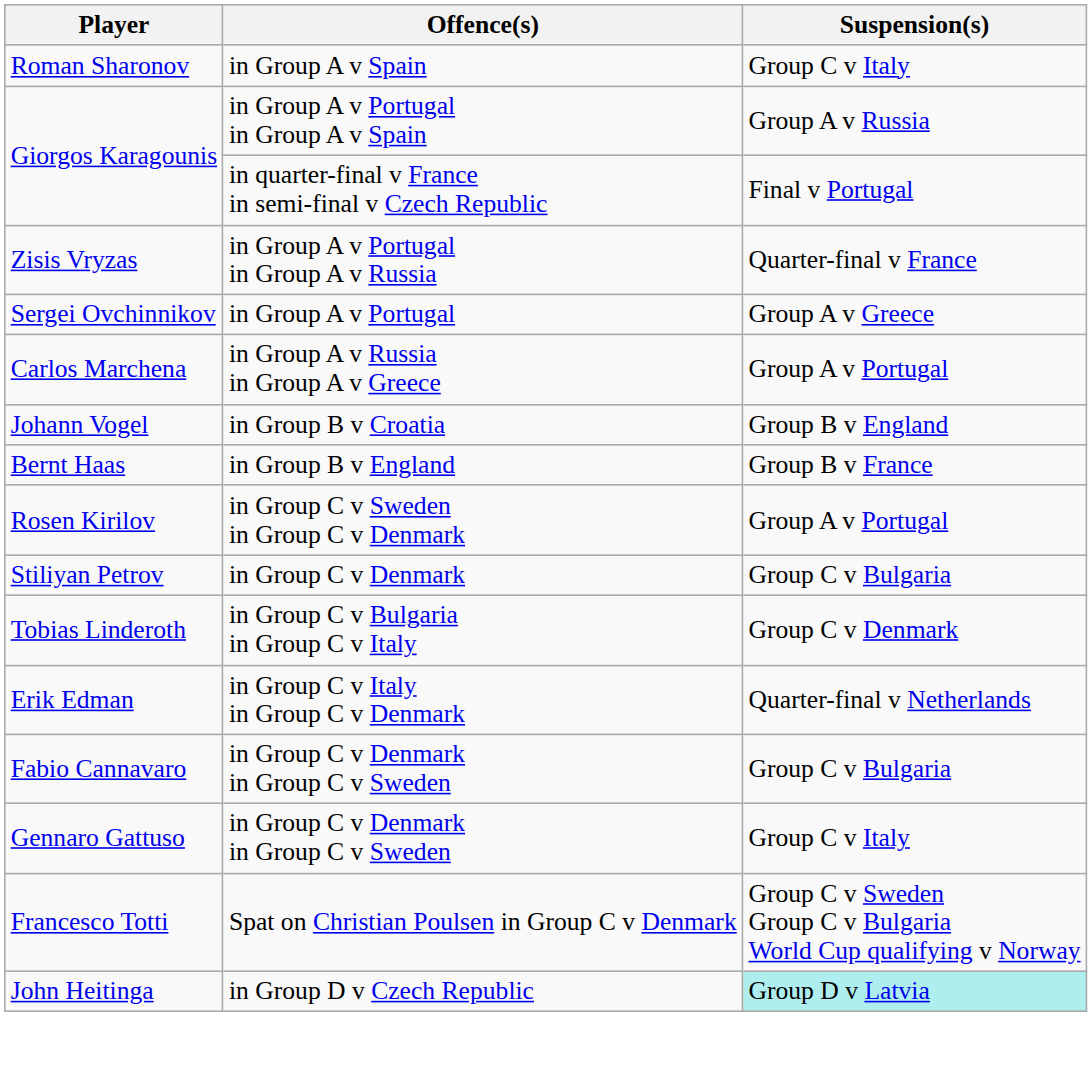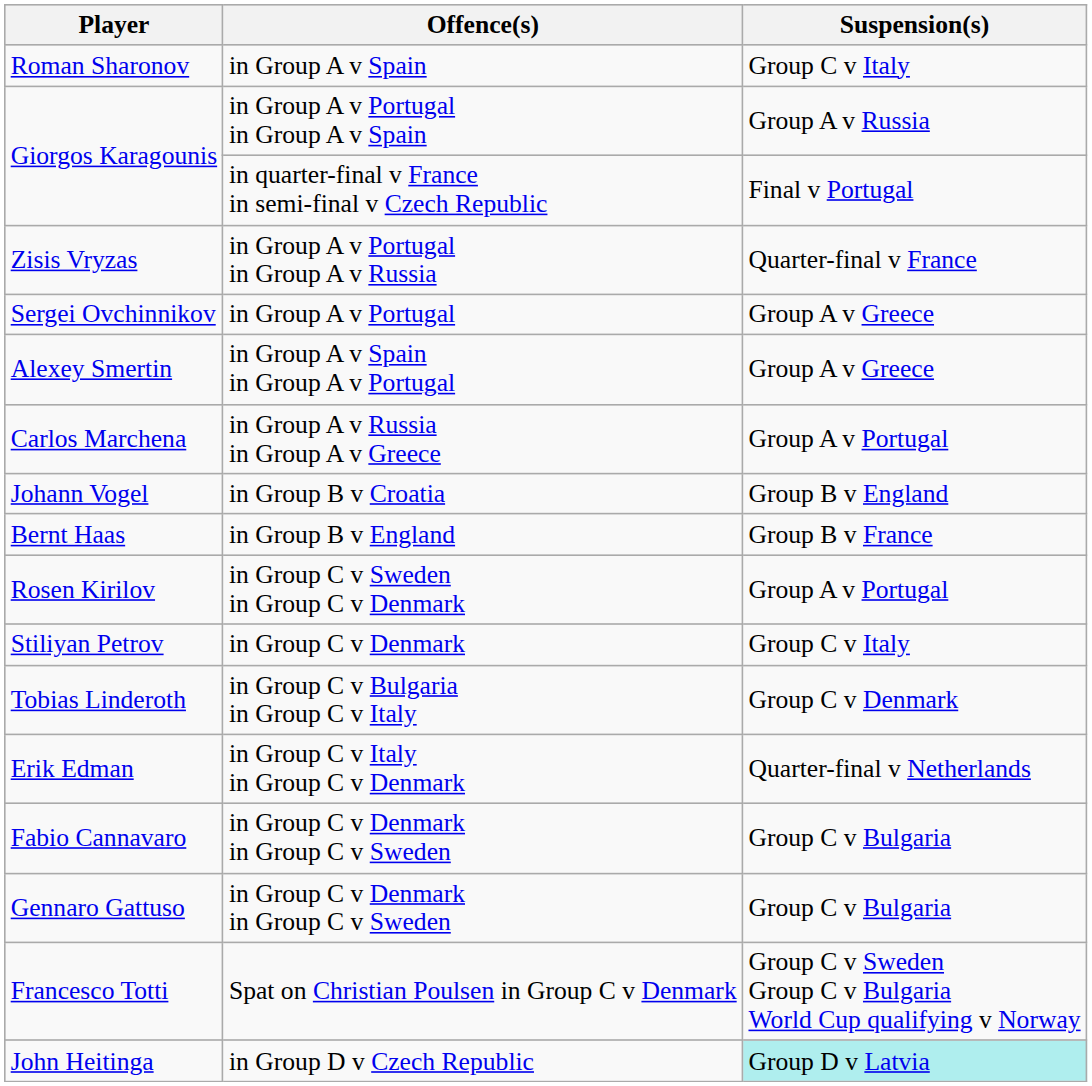+ row: (91, 369)
(850, 574) Group C v Bulgaria -> (829, 644) Group C v Italy
(829, 838) Group C v Italy -> (850, 907) Group C v Bulgaria
